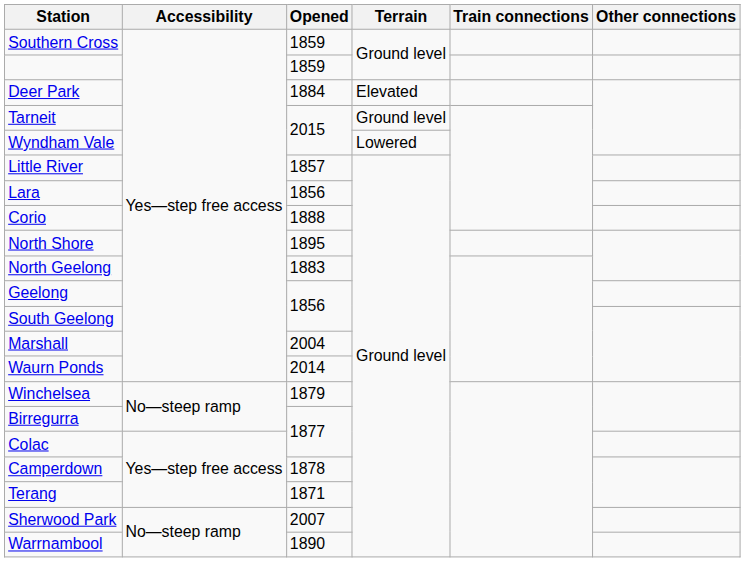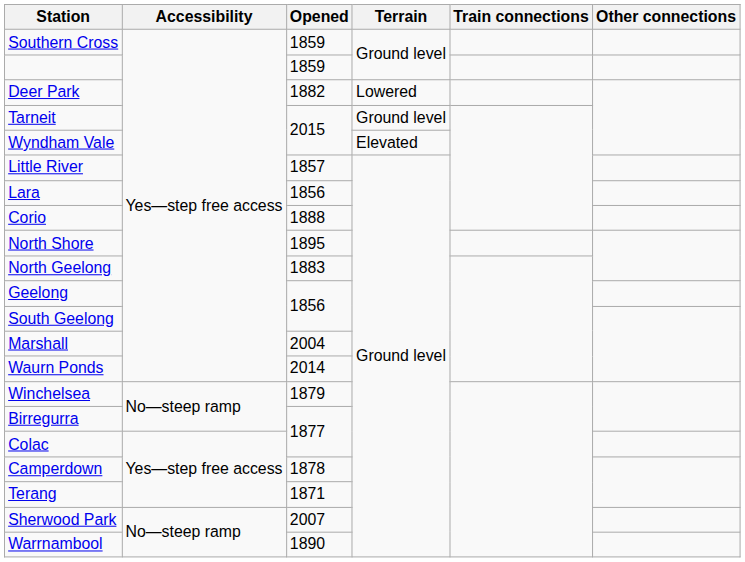(307, 92) 1884 -> (307, 92) 1882
(387, 92) Elevated -> (386, 92) Lowered
(386, 142) Lowered -> (387, 142) Elevated
